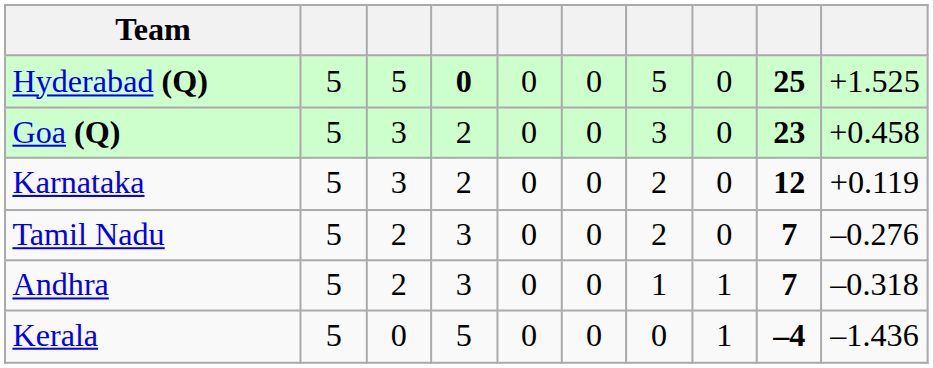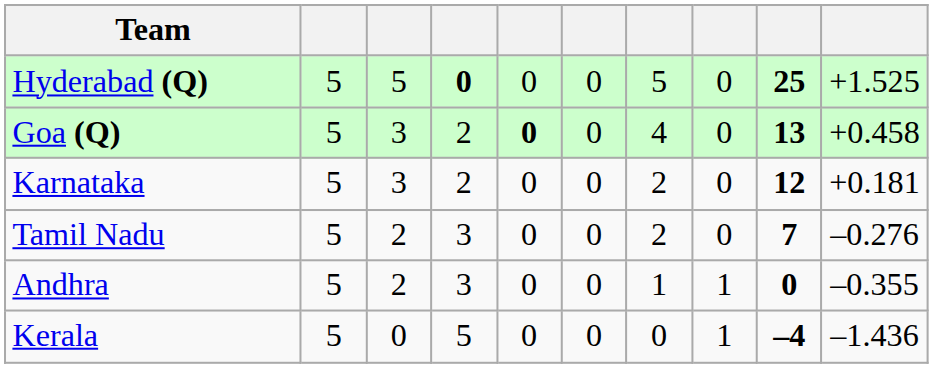(529, 132) normal -> (529, 132) bold
(659, 132) 3 -> (659, 132) 4
(789, 132) 23 -> (789, 132) 13
(874, 183) +0.119 -> (874, 183) +0.181
(789, 285) 7 -> (789, 285) 0
(874, 285) –0.318 -> (874, 285) –0.355
